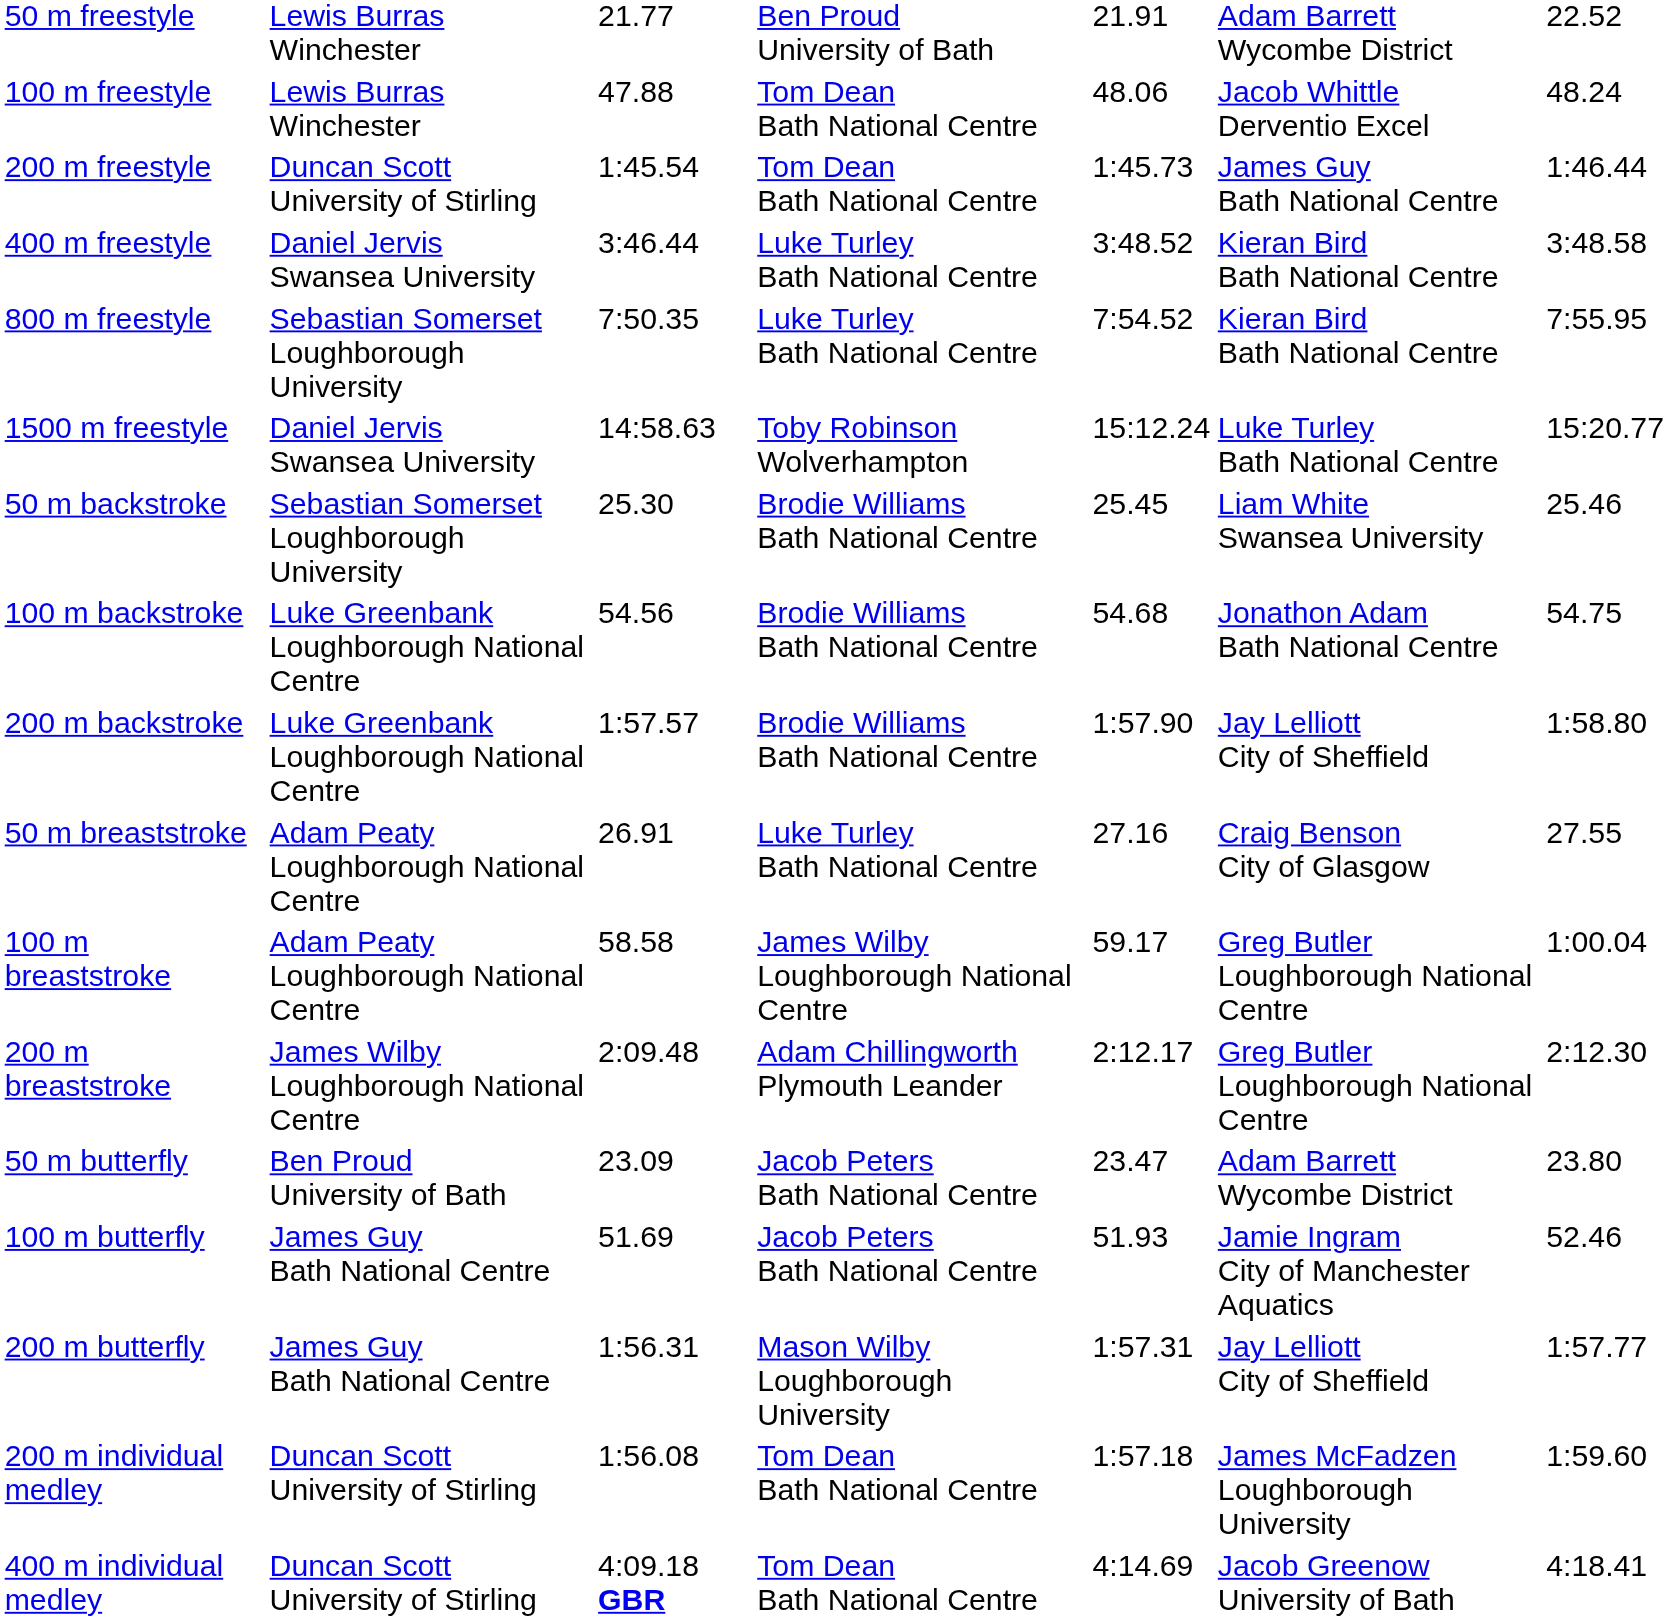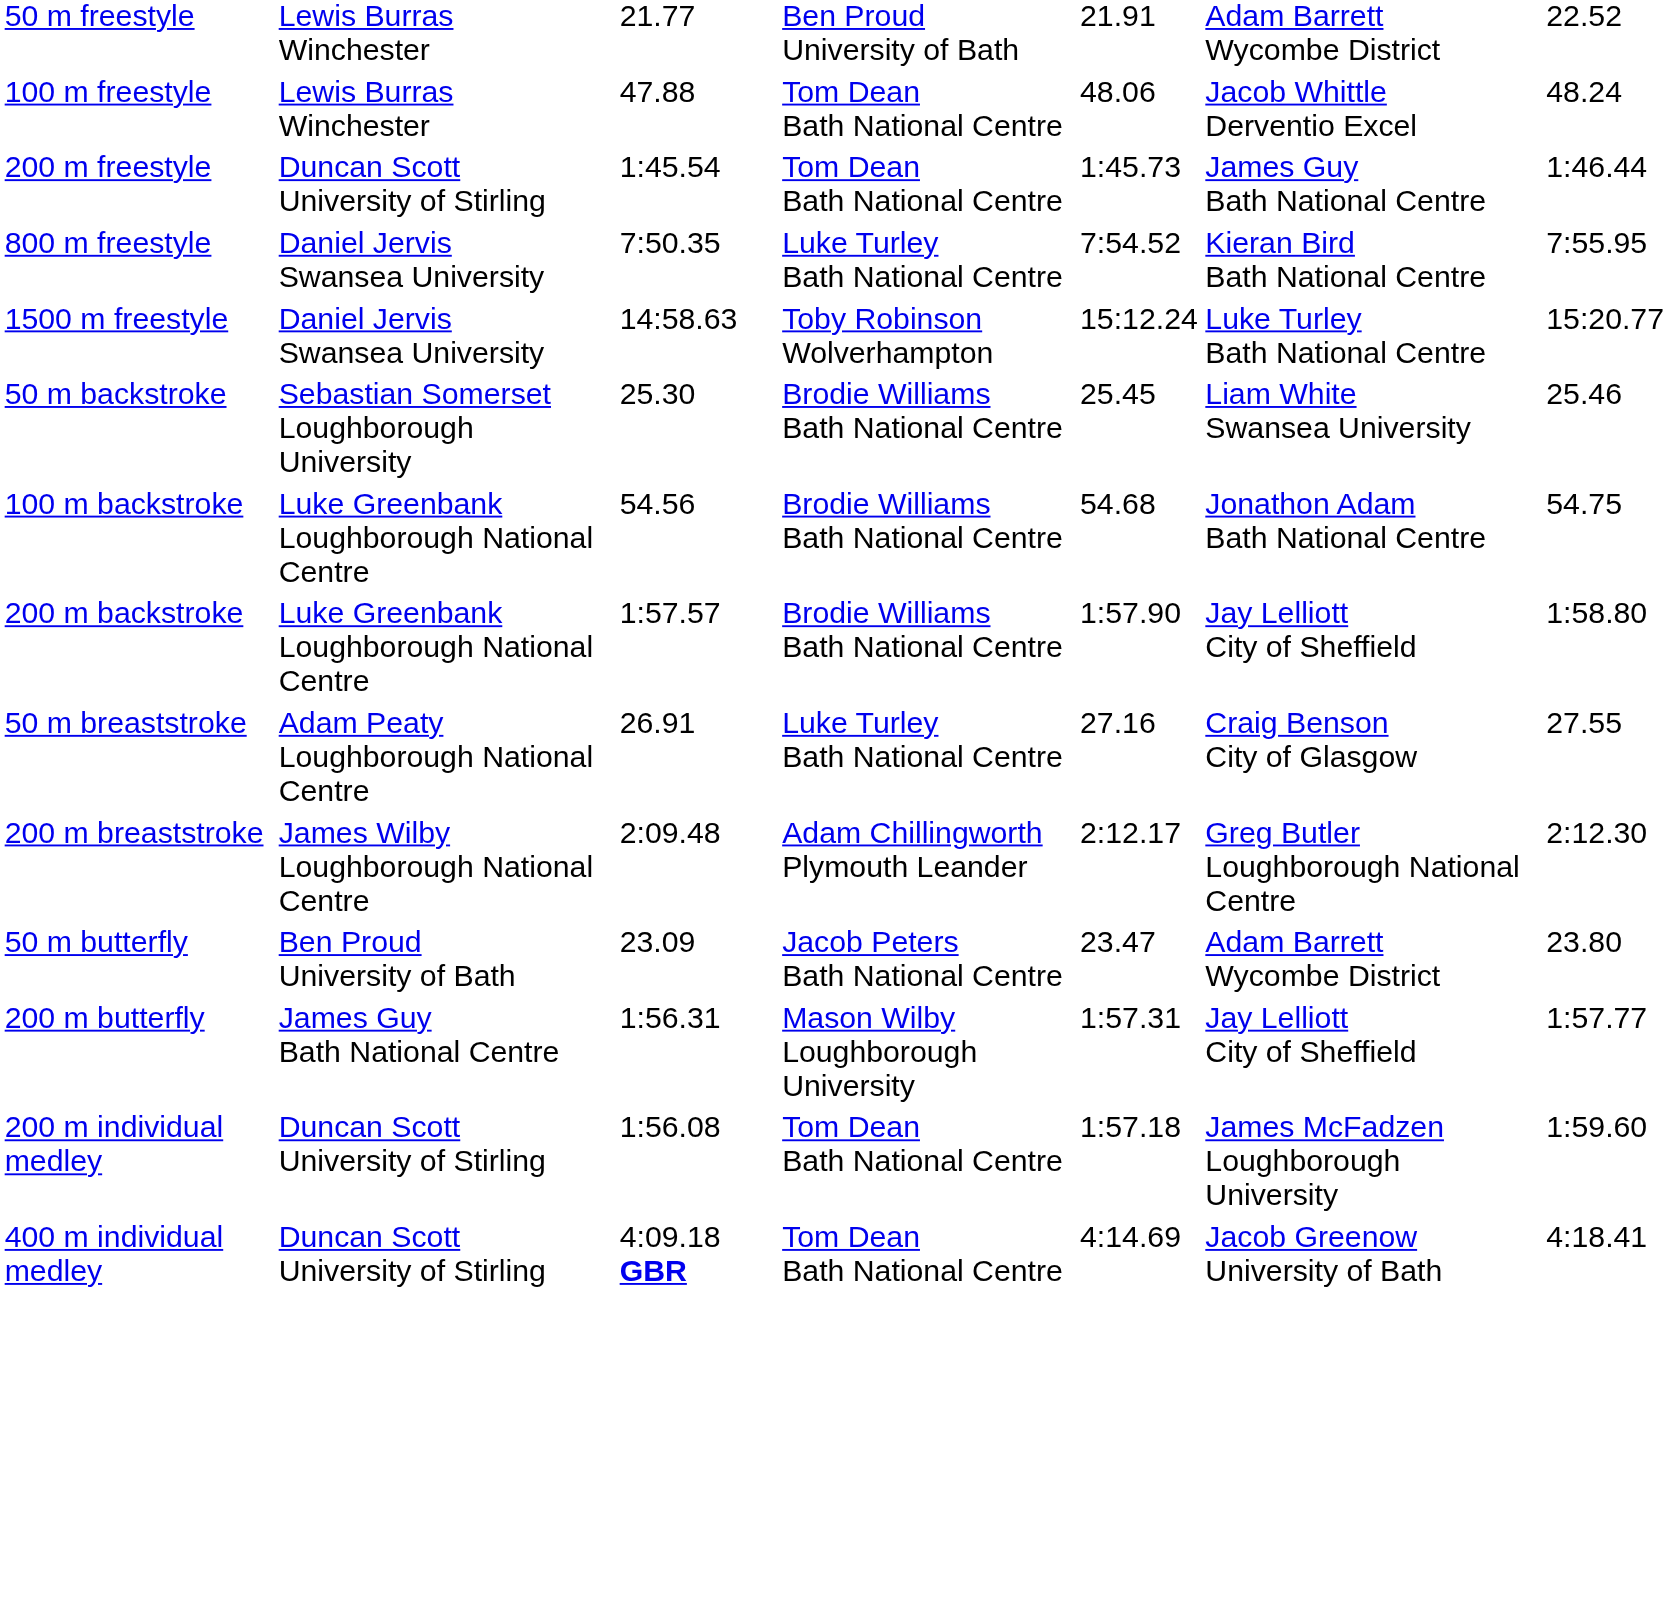- row: (108, 243)
(406, 352) Sebastian Somerset Loughborough University -> (411, 260) Daniel Jervis Swansea University
- row: (88, 959)
- row: (105, 1237)
